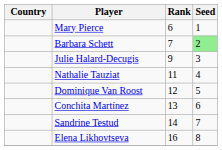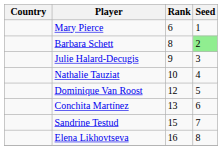(170, 43) 7 -> (170, 43) 8
(172, 75) 11 -> (173, 75) 10
(173, 122) 14 -> (173, 122) 15
